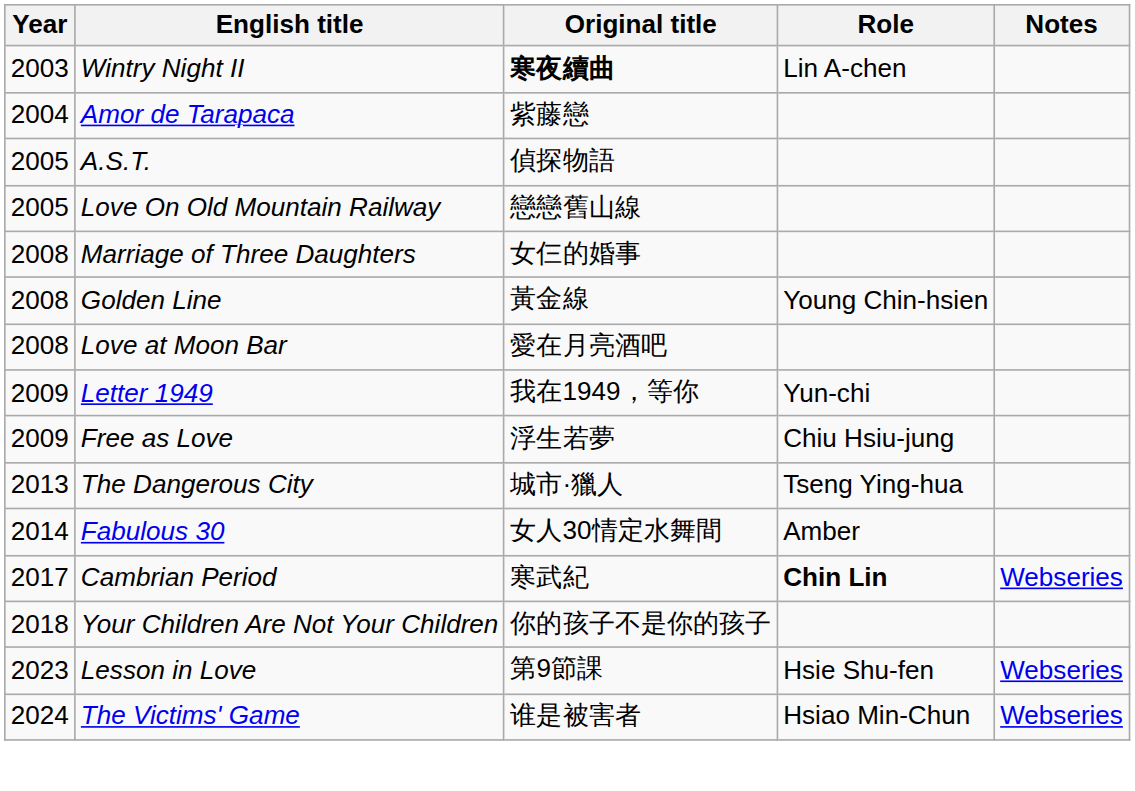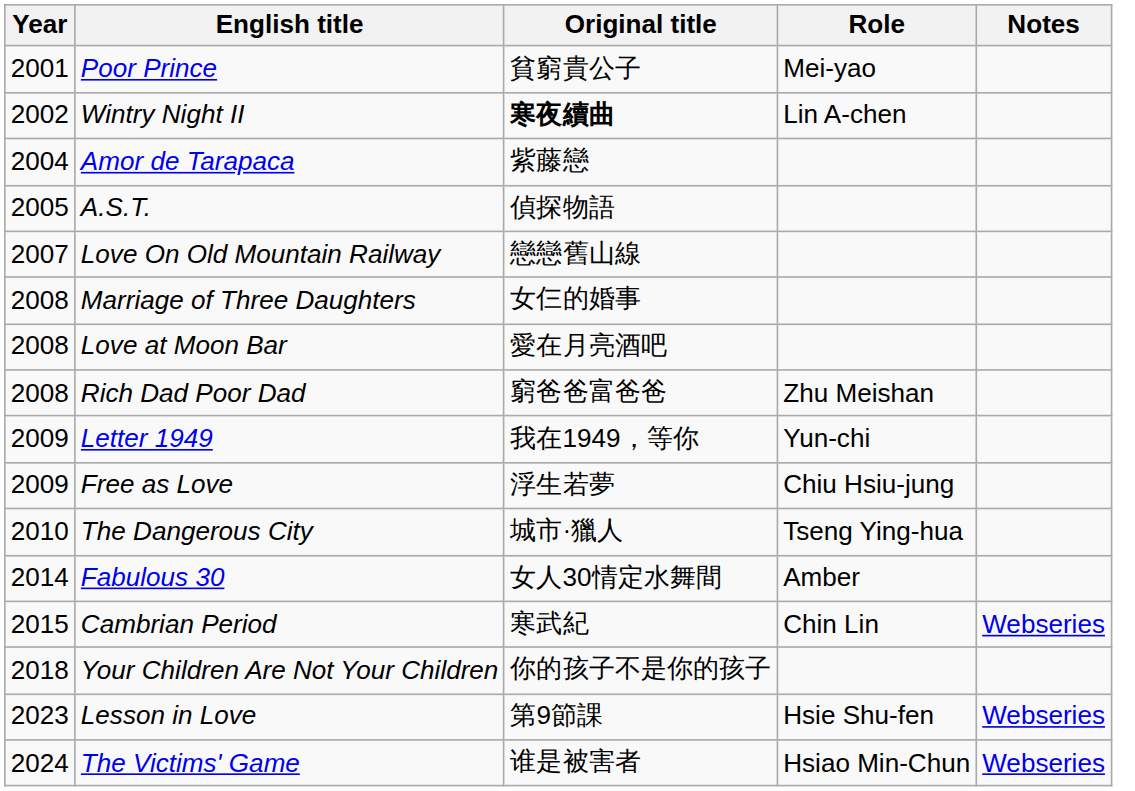+ row: (149, 68)
(40, 68) 2003 -> (40, 115) 2002
(40, 207) 2005 -> (40, 253) 2007
- row: (151, 300)
+ row: (193, 392)
(40, 485) 2013 -> (40, 531) 2010
(40, 577) 2017 -> (40, 624) 2015
(835, 577) bold -> (831, 624) normal
